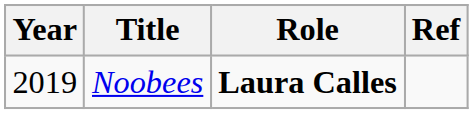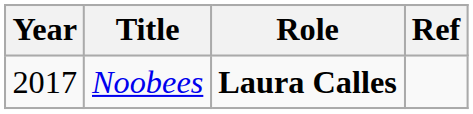(45, 81) 2019 -> (45, 81) 2017
